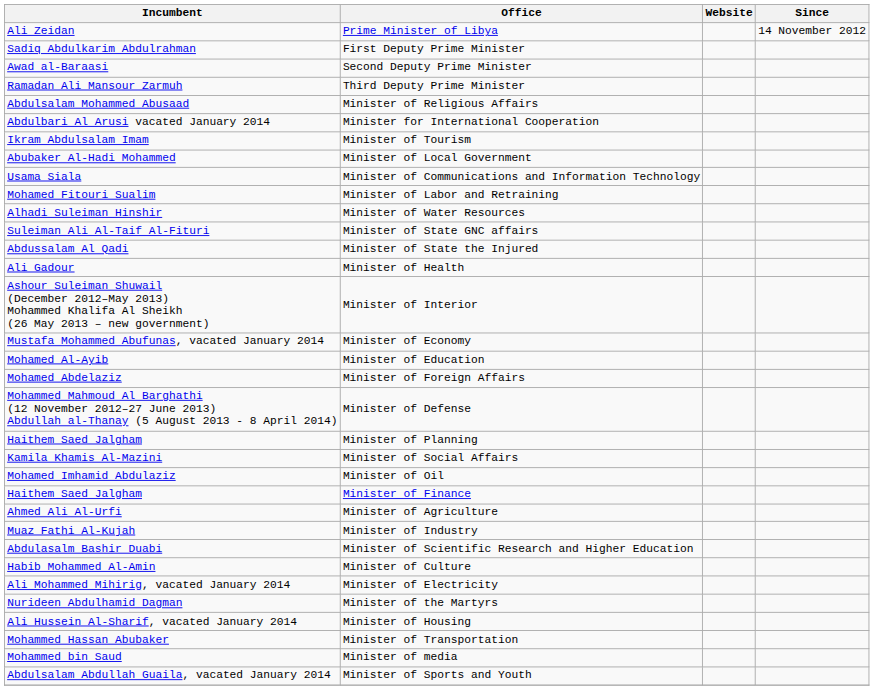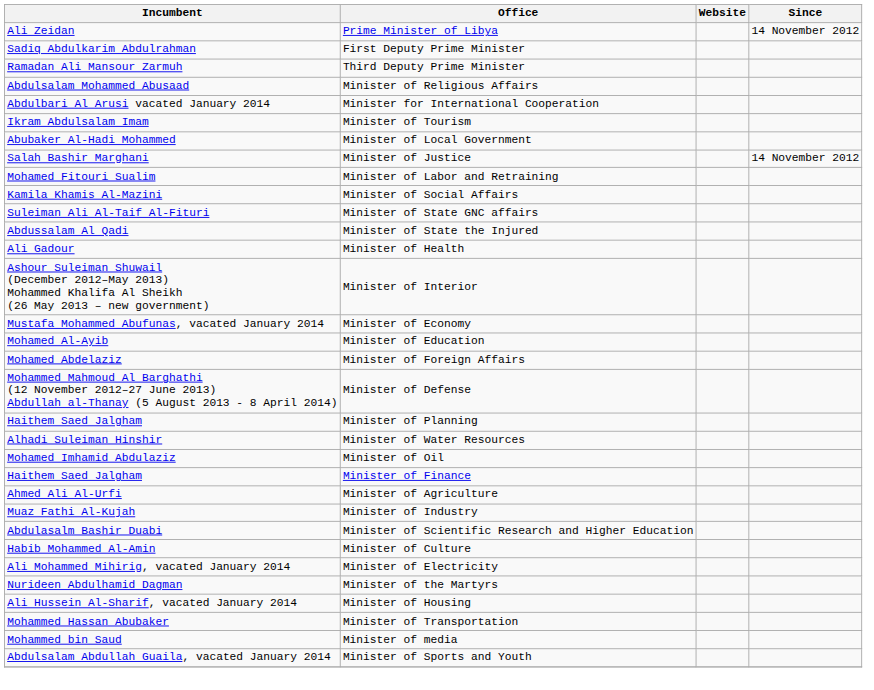- row: (437, 68)
+ row: (407, 159)
- row: (522, 177)
rows swapped: (434, 213) <-> (431, 459)
